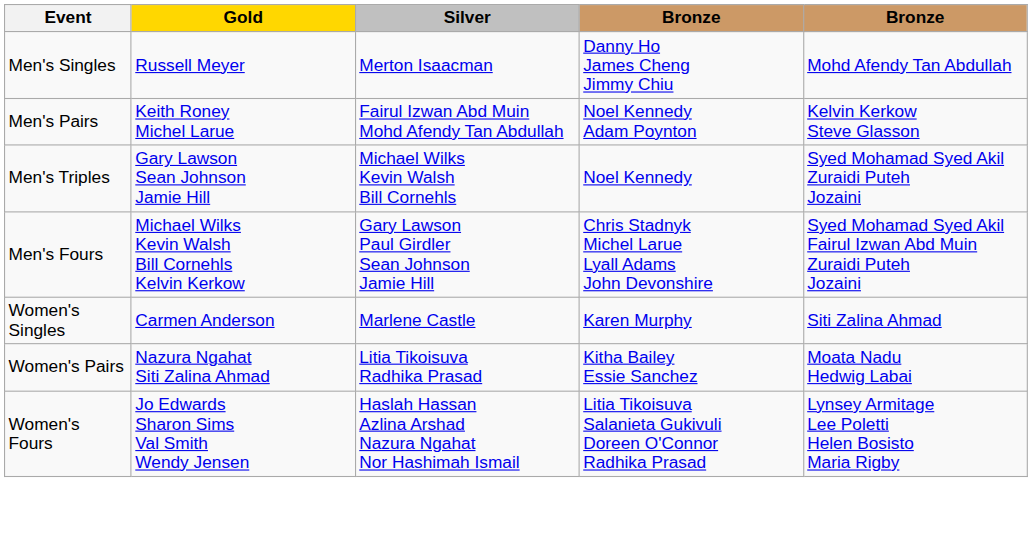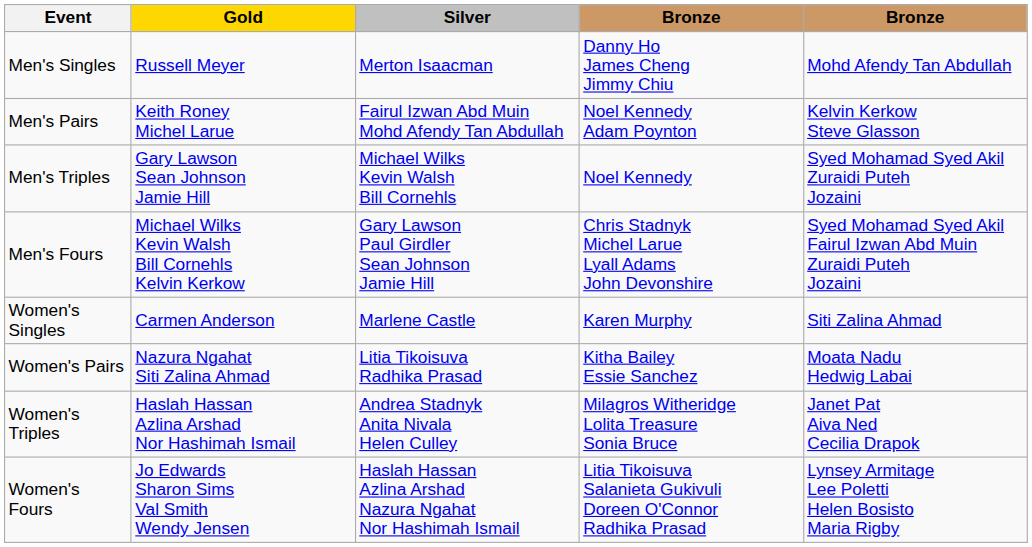+ row: (44, 423)
